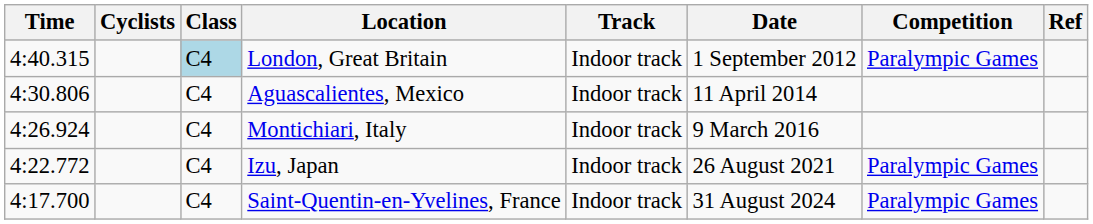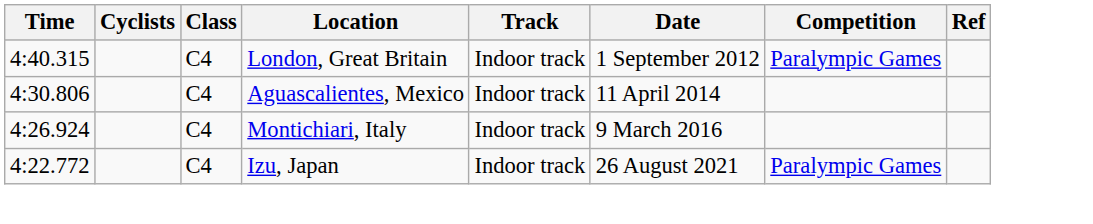(199, 58) lightblue background -> (199, 58) no background
- row: (404, 201)
